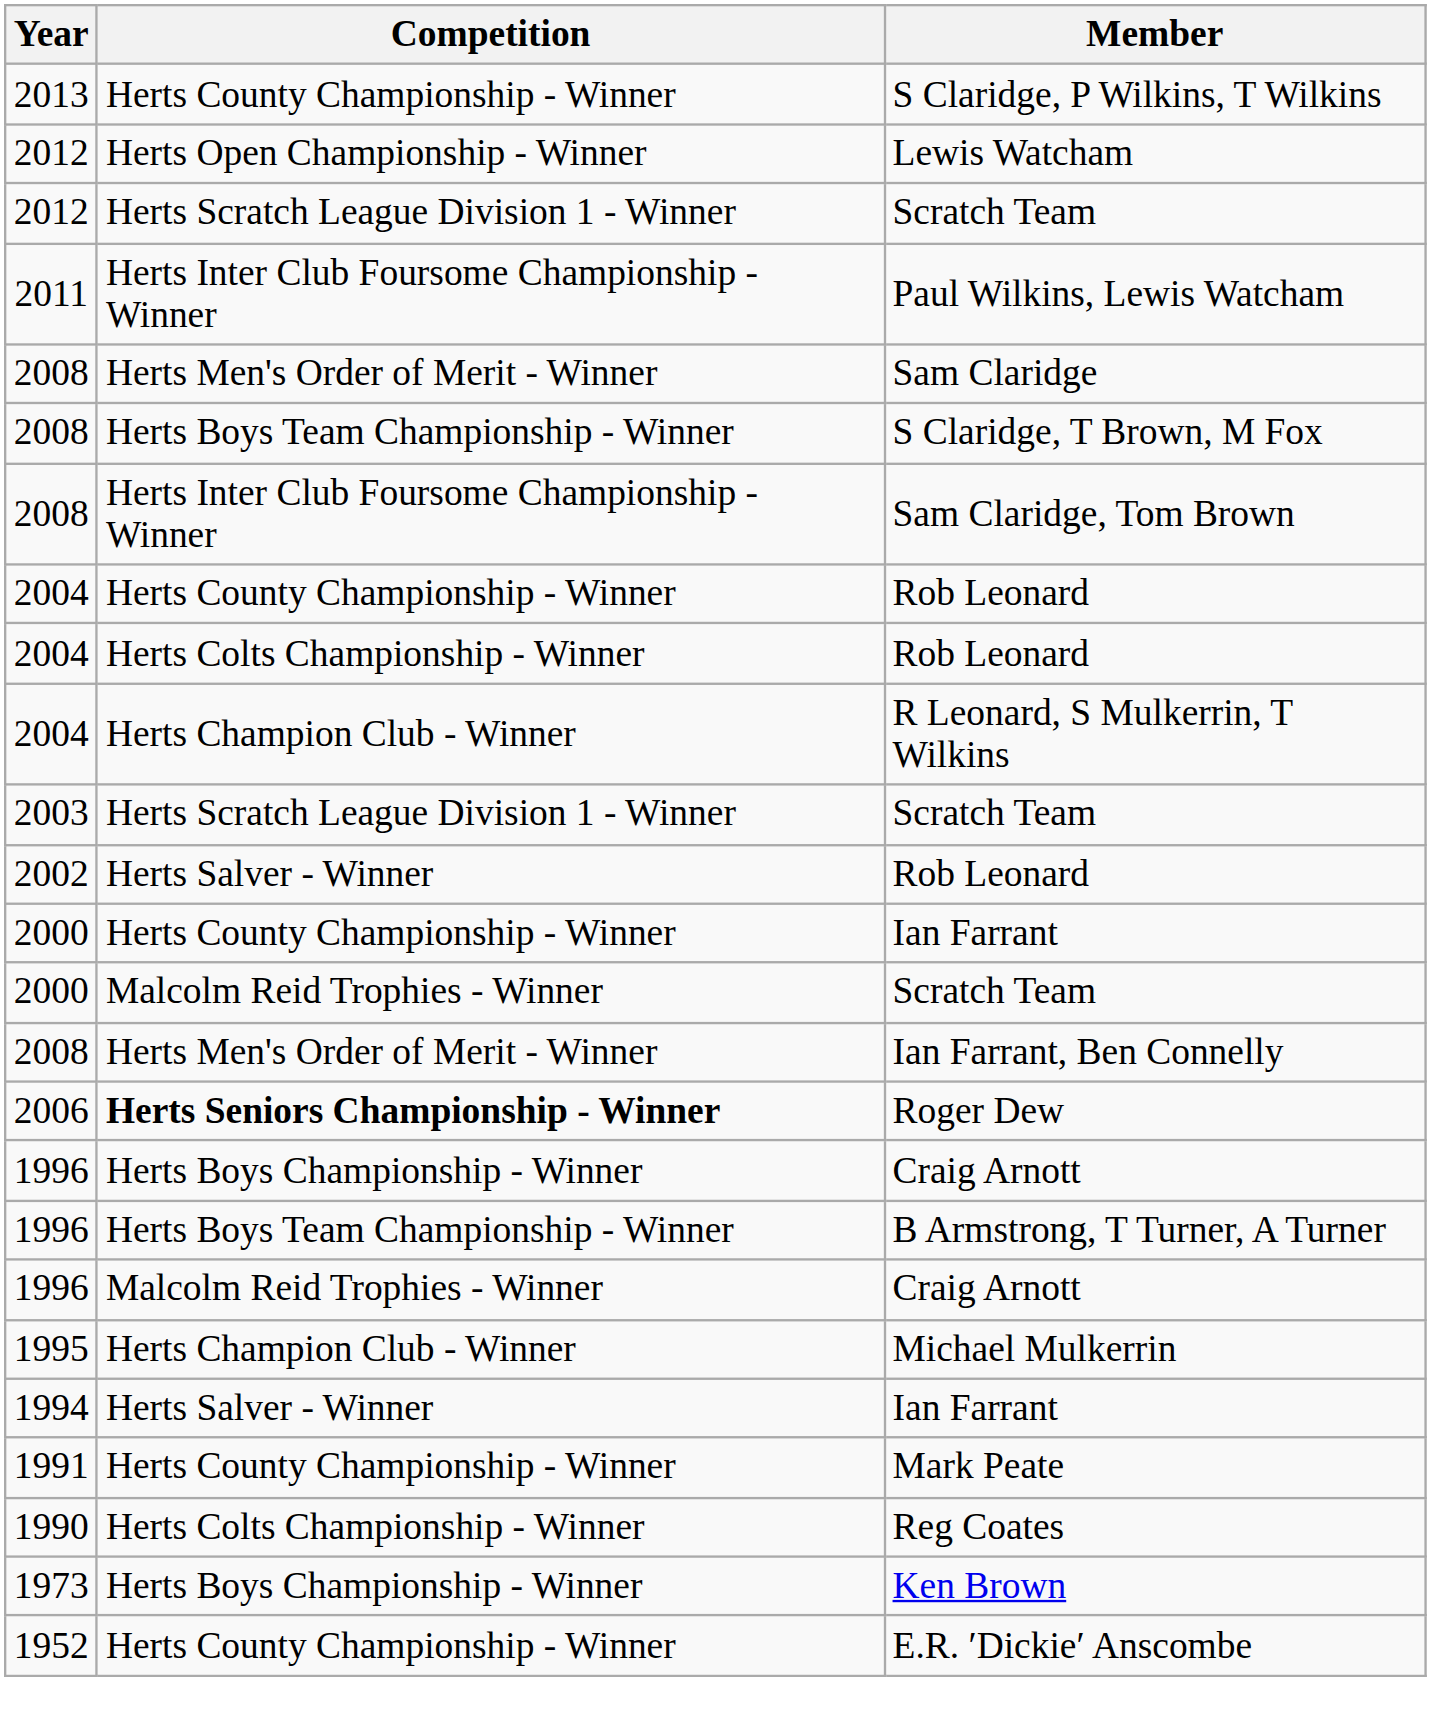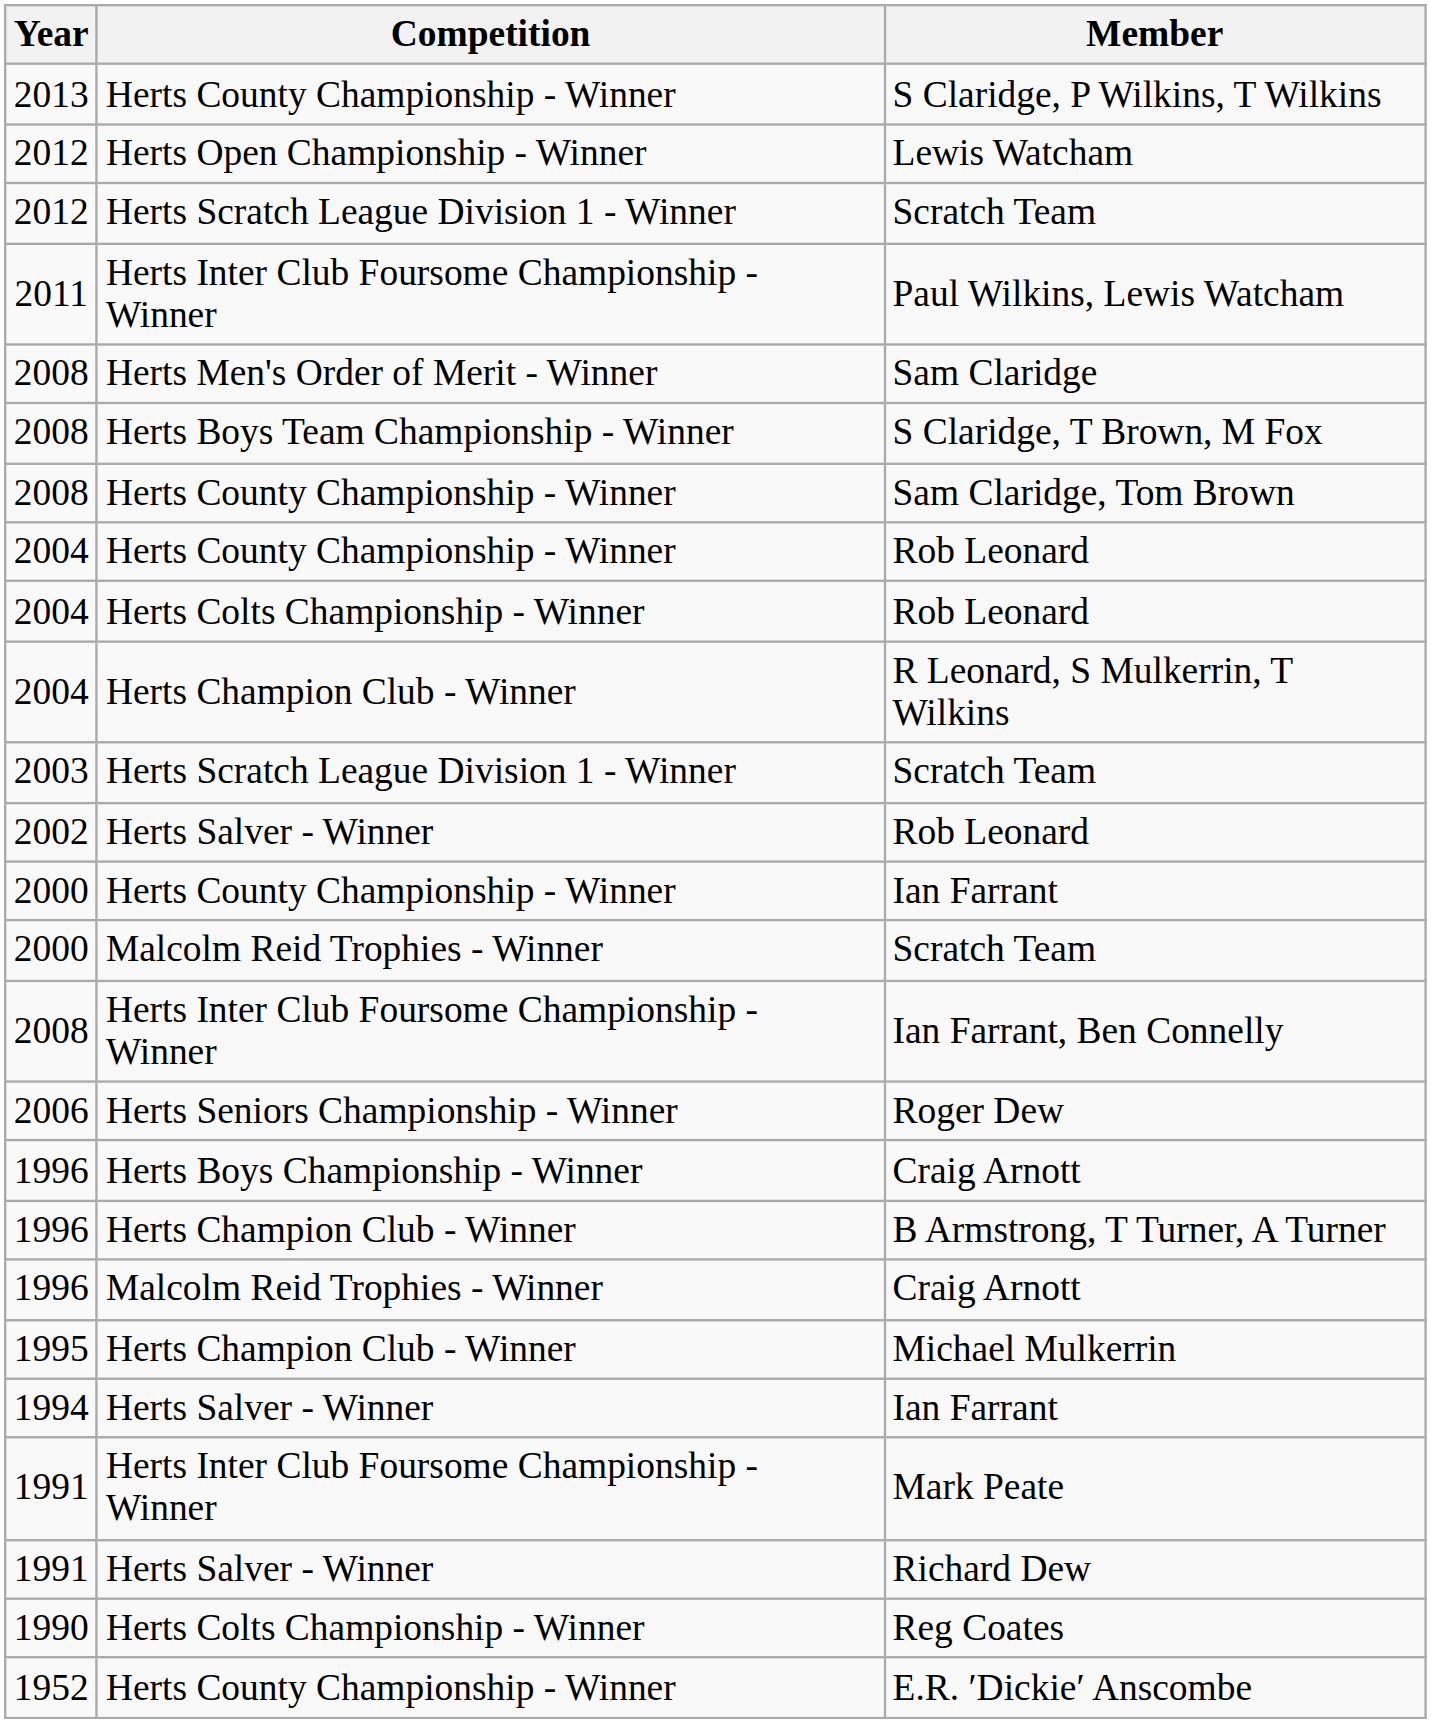(432, 513) Herts Inter Club Foursome Championship - Winner -> (391, 491) Herts County Championship - Winner
(382, 1051) Herts Men's Order of Merit - Winner -> (432, 1030) Herts Inter Club Foursome Championship - Winner
(413, 1110) bold -> (392, 1110) normal
(420, 1229) Herts Boys Team Championship - Winner -> (341, 1229) Herts Champion Club - Winner
(391, 1466) Herts County Championship - Winner -> (432, 1487) Herts Inter Club Foursome Championship - Winner
+ row: (51, 1568)
- row: (51, 1585)
